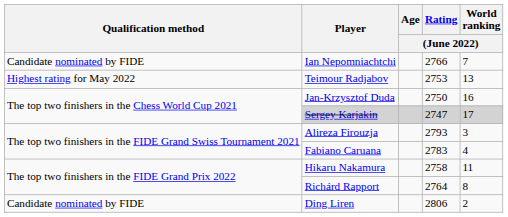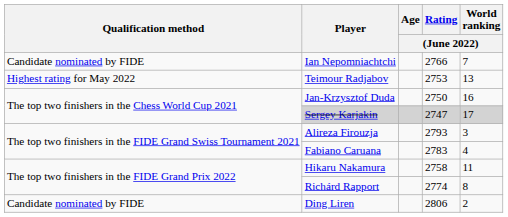(436, 185) 2764 -> (436, 185) 2774
